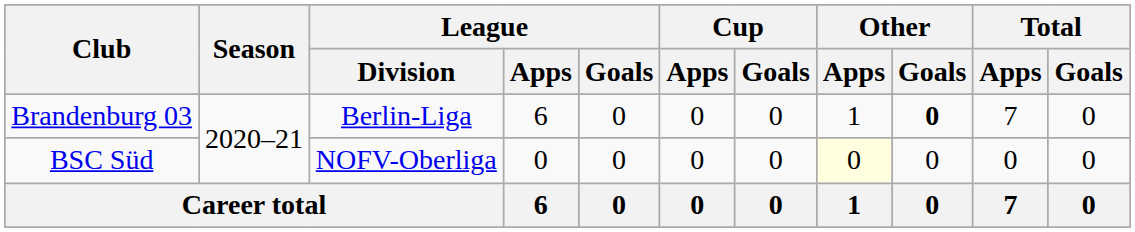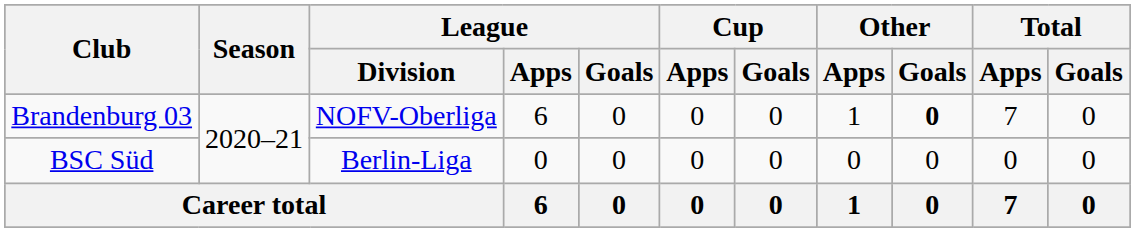(406, 115) Berlin-Liga -> (406, 115) NOFV-Oberliga
(406, 159) NOFV-Oberliga -> (406, 159) Berlin-Liga
(854, 159) lightyellow background -> (854, 159) no background
